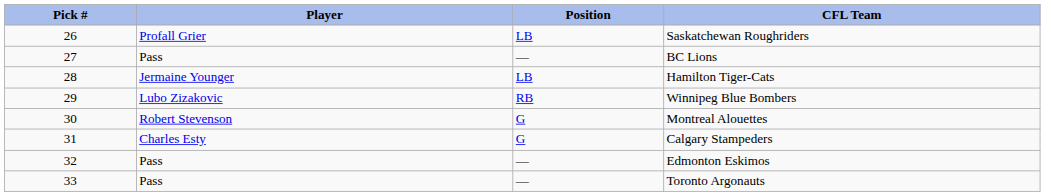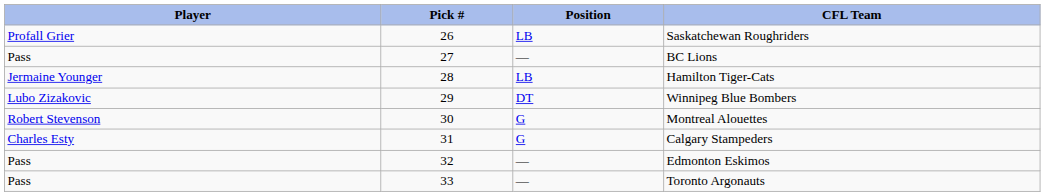columns swapped: (70, 14) <-> (325, 14)
(525, 98) RB -> (525, 98) DT
